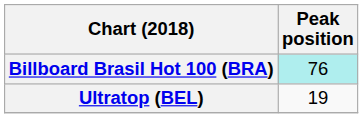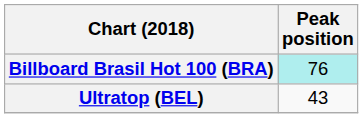(318, 98) 19 -> (318, 98) 43
